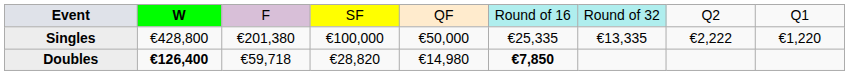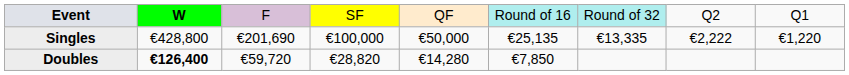(266, 38) €201,380 -> (266, 38) €201,690
(533, 38) €25,335 -> (533, 38) €25,135
(266, 60) €59,718 -> (266, 60) €59,720
(444, 60) €14,980 -> (444, 60) €14,280
(533, 60) bold -> (533, 60) normal
